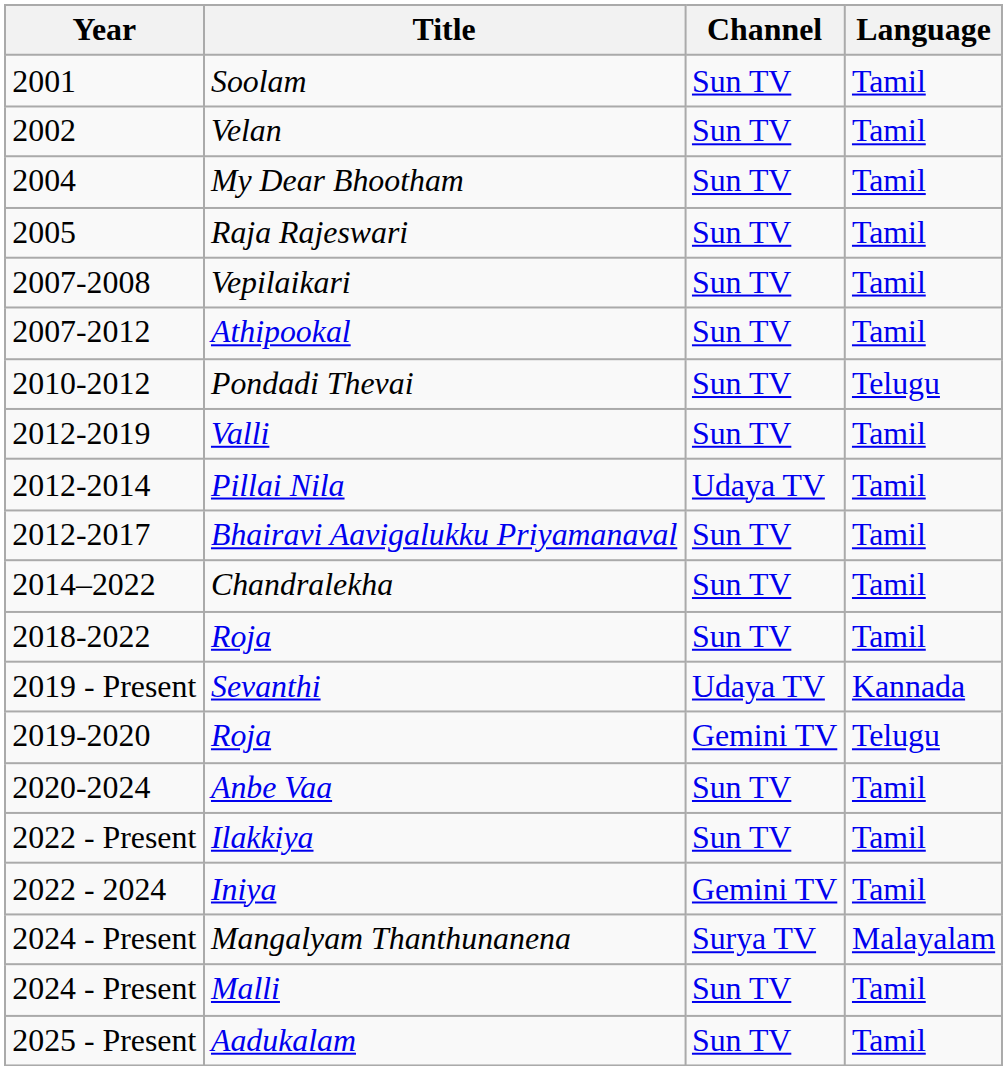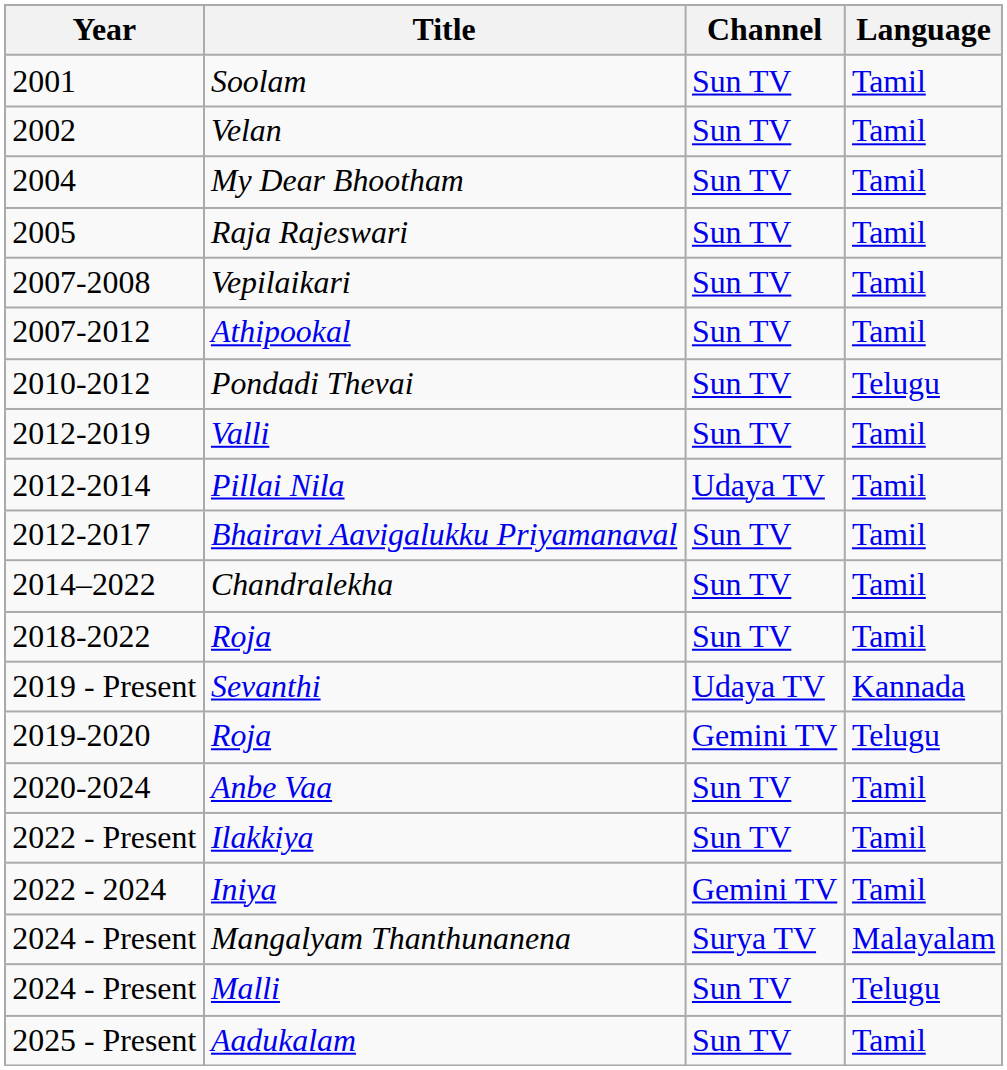(889, 989) Tamil -> (896, 989) Telugu
